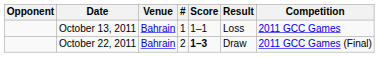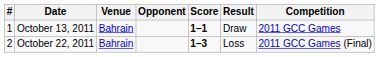columns swapped: (183, 12) <-> (30, 12)
(199, 28) normal -> (199, 28) bold
(234, 28) Loss -> (235, 28) Draw
(235, 44) Draw -> (234, 44) Loss
